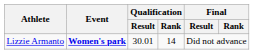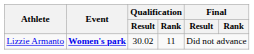(143, 42) 30.01 -> (143, 42) 30.02
(171, 42) 14 -> (171, 42) 11
